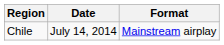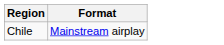- column: (83, 13)
